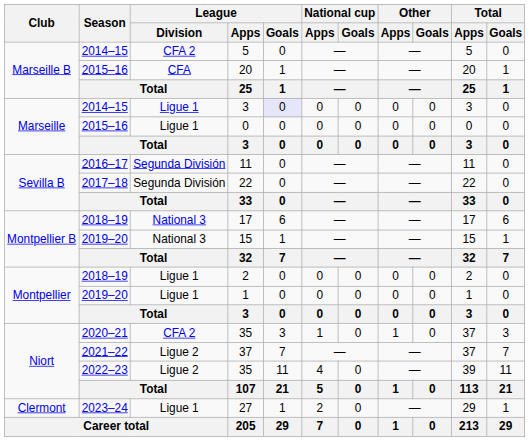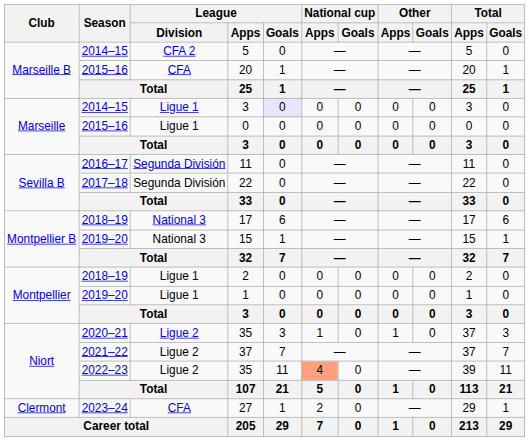(179, 333) CFA 2 -> (179, 333) Ligue 2
(320, 370) no background -> (320, 370) lightsalmon background
(179, 408) Ligue 1 -> (179, 408) CFA
